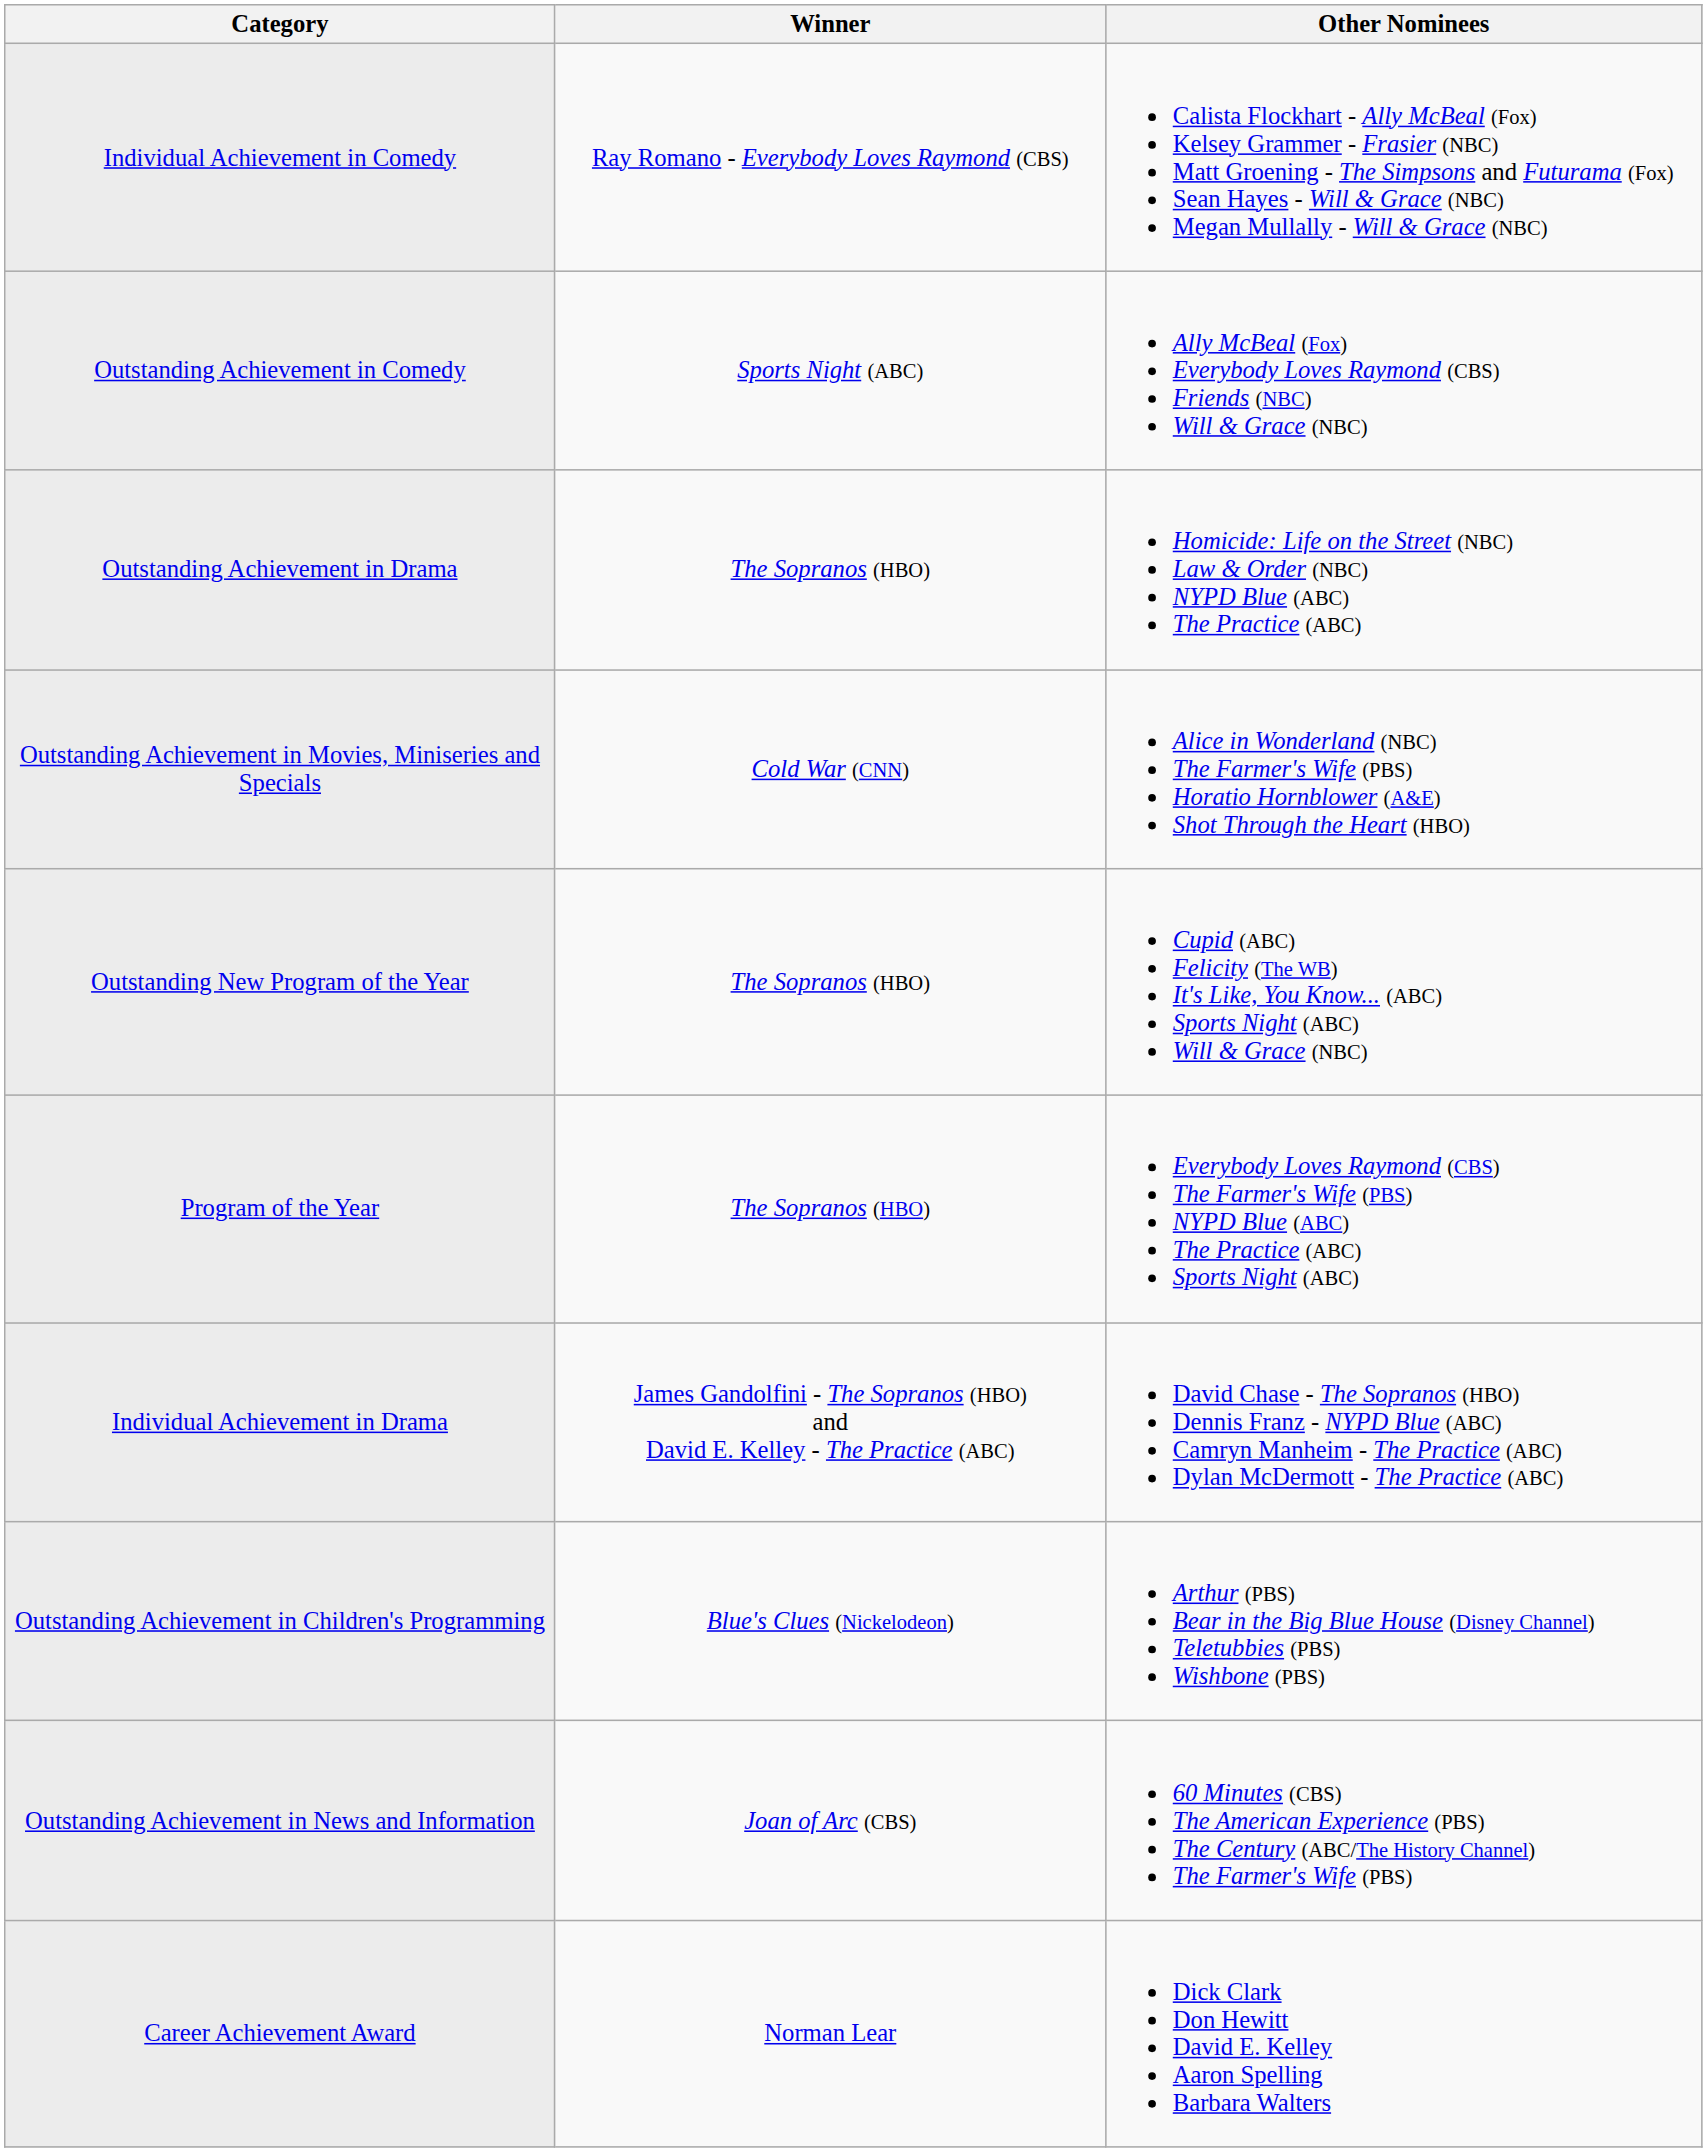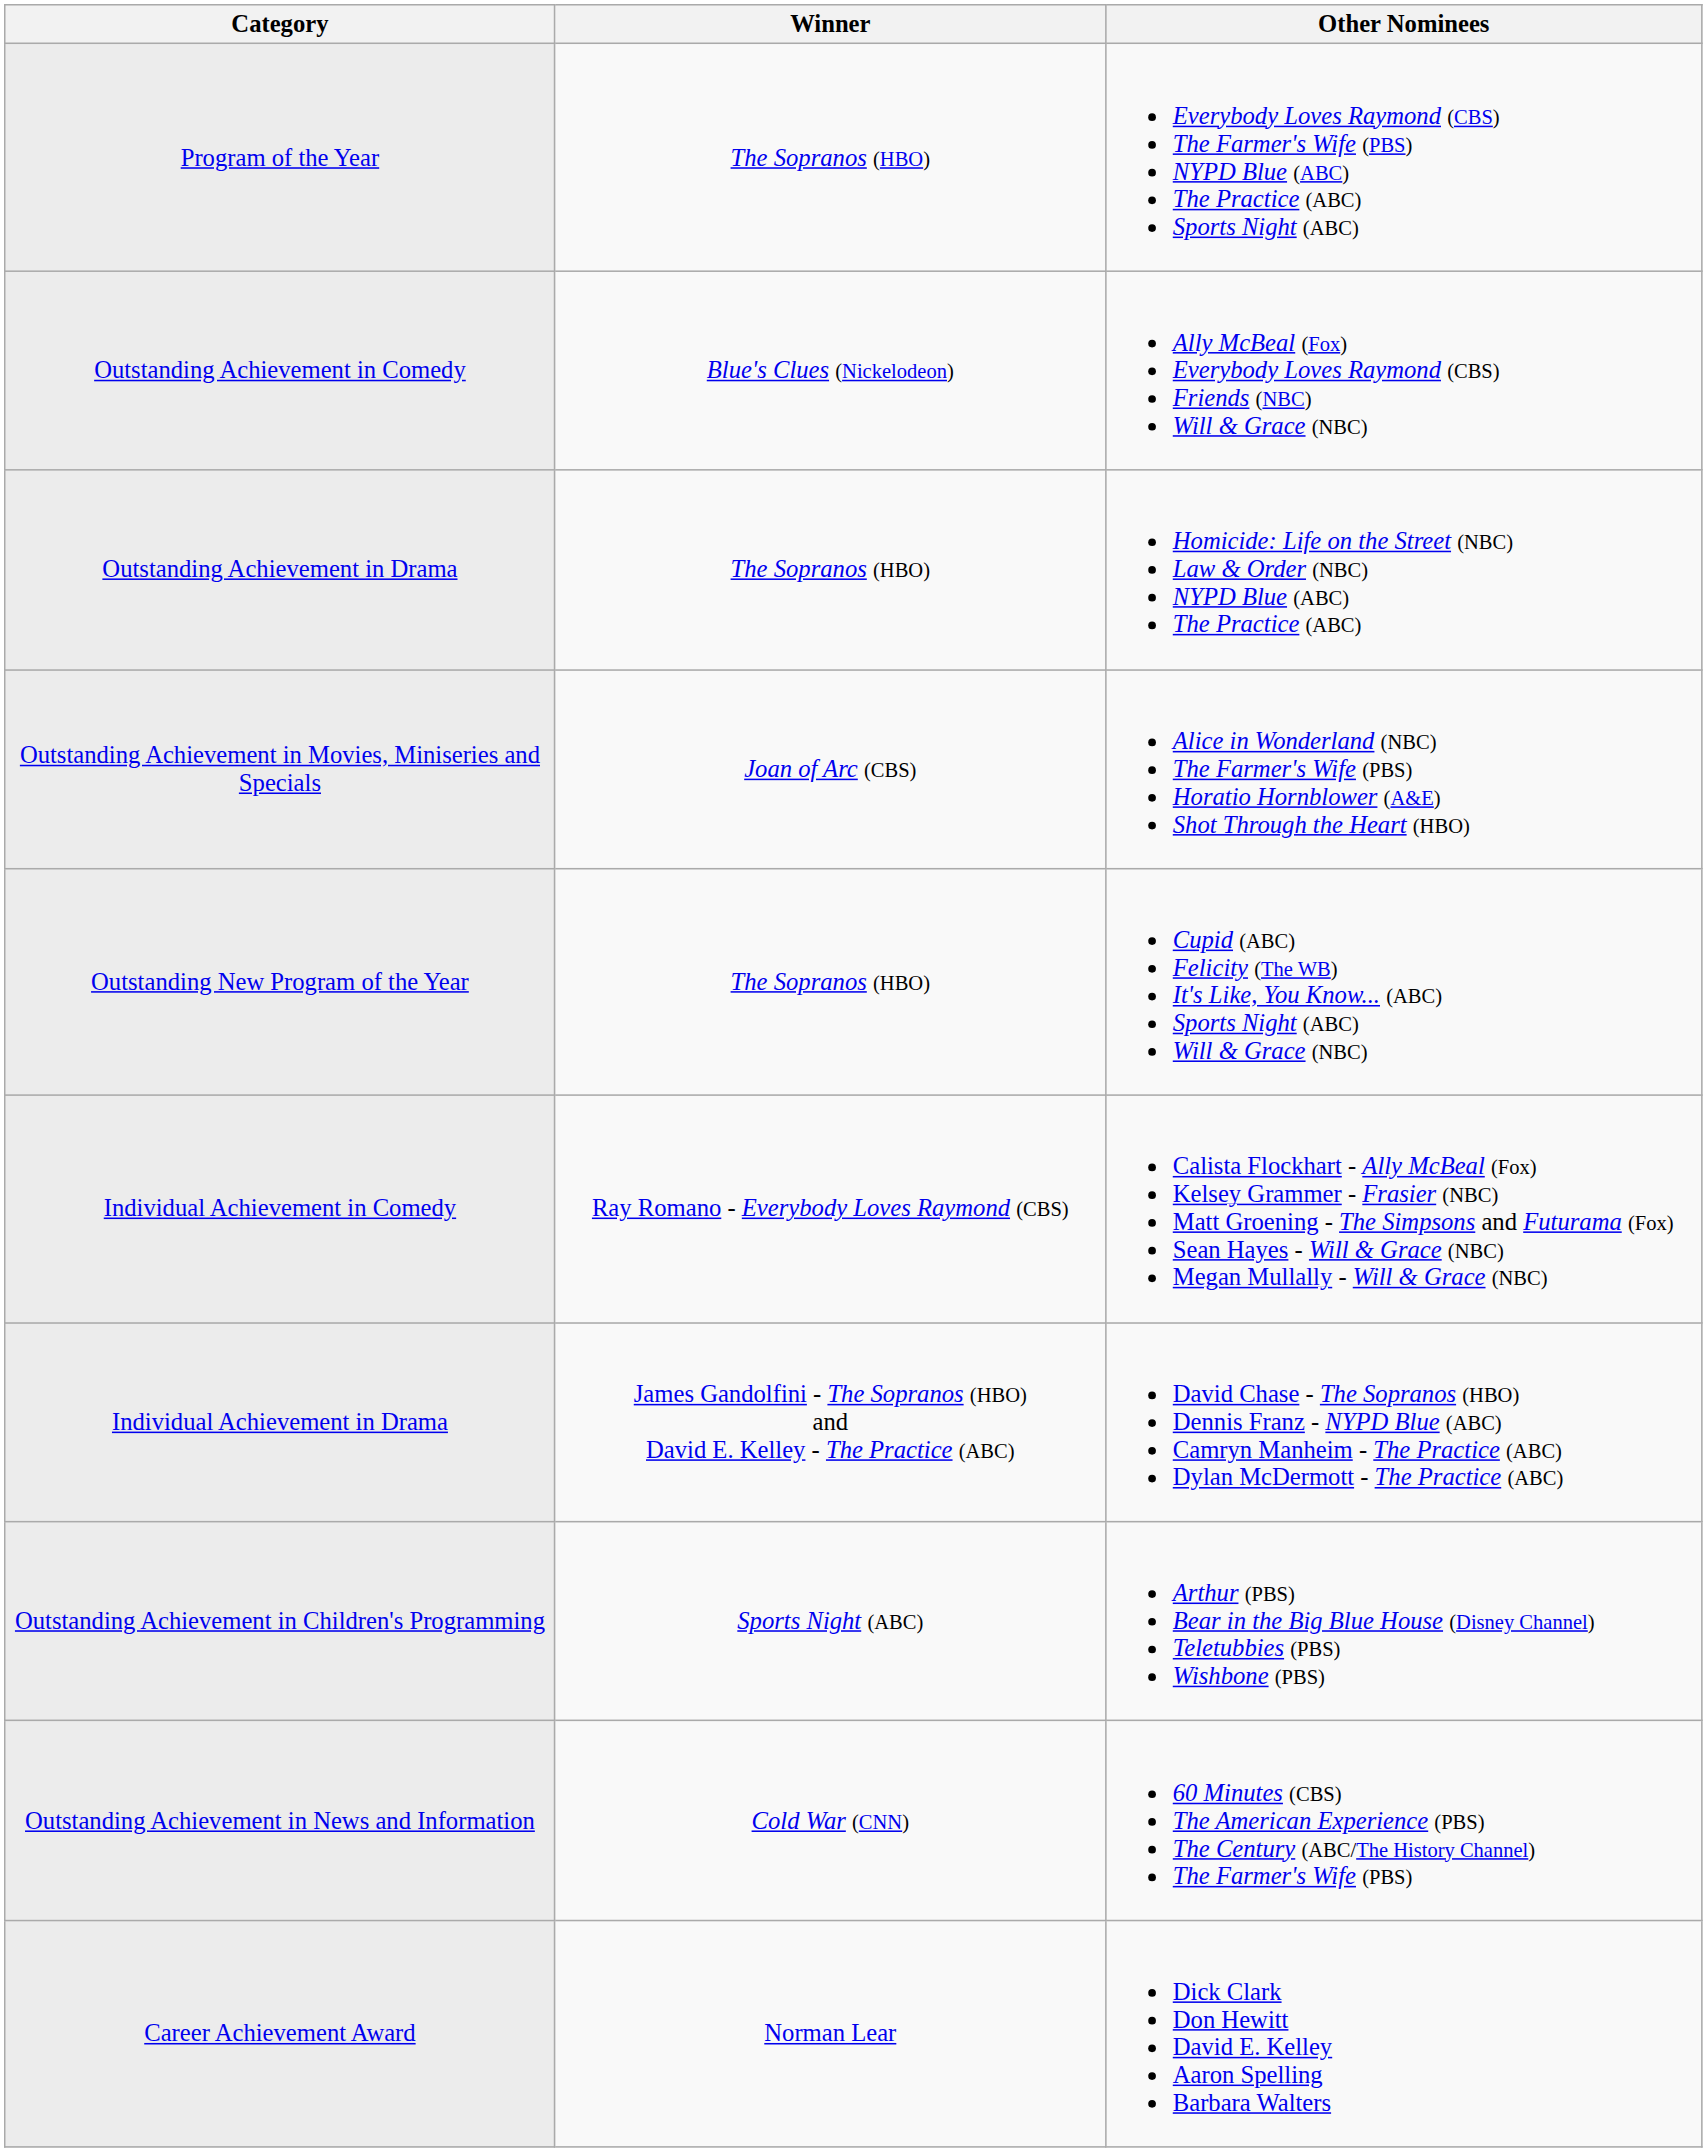rows swapped: (280, 1208) <-> (280, 157)
(830, 370) Sports Night (ABC) -> (830, 370) Blue's Clues (Nickelodeon)
(830, 768) Cold War (CNN) -> (830, 768) Joan of Arc (CBS)
(830, 1621) Blue's Clues (Nickelodeon) -> (830, 1621) Sports Night (ABC)
(830, 1820) Joan of Arc (CBS) -> (830, 1820) Cold War (CNN)
